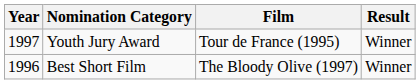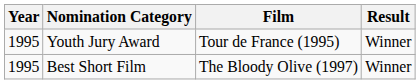(24, 41) 1997 -> (24, 41) 1995
(24, 66) 1996 -> (24, 66) 1995
